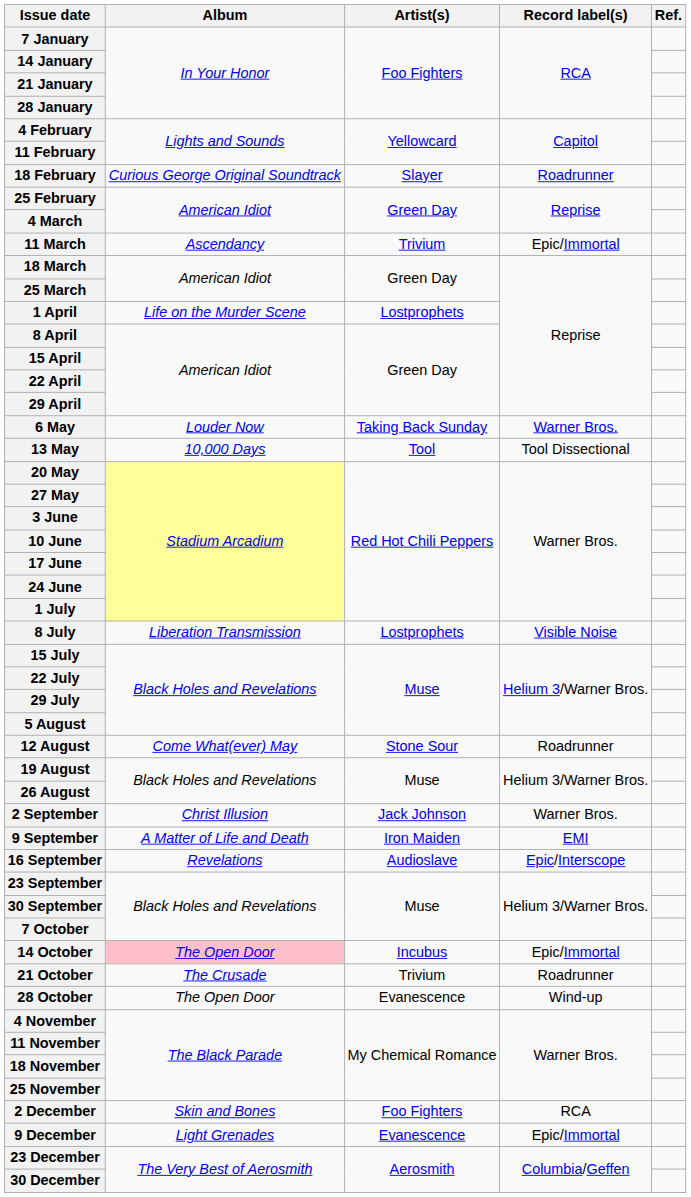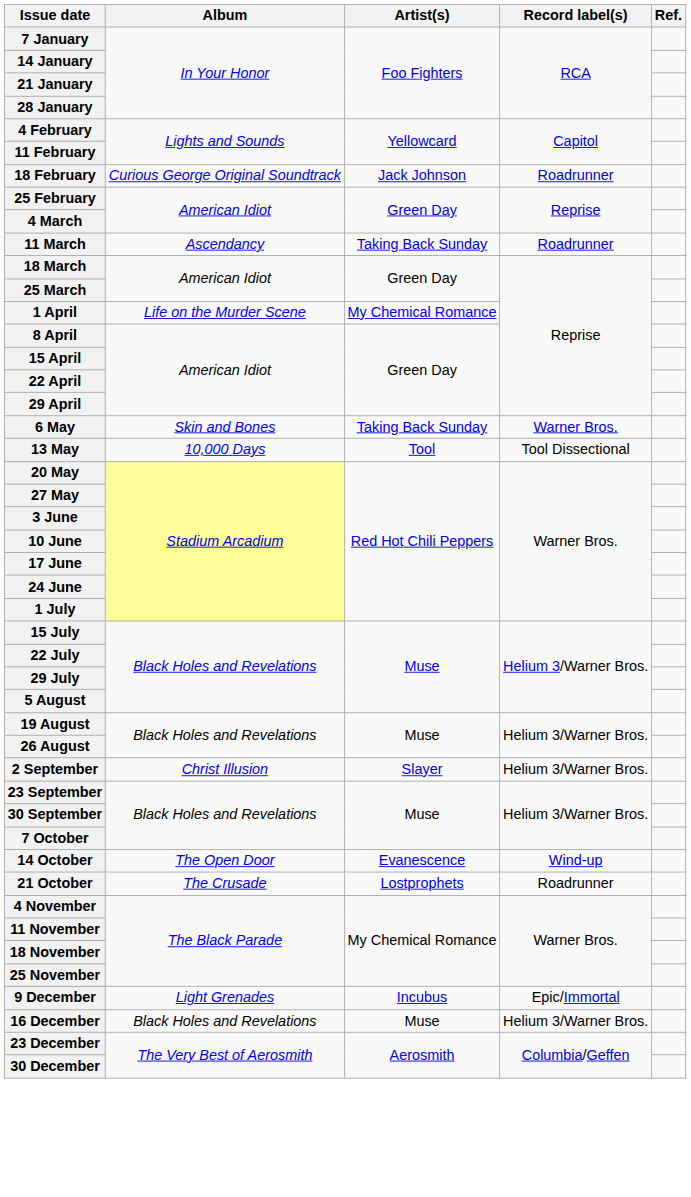(422, 175) Slayer -> (422, 175) Jack Johnson
(422, 244) Trivium -> (422, 244) Taking Back Sunday
(576, 244) Epic/Immortal -> (576, 244) Roadrunner
(422, 312) Lostprophets -> (422, 312) My Chemical Romance
(225, 426) Louder Now -> (225, 426) Skin and Bones
- row: (55, 632)
- row: (55, 746)
(422, 815) Jack Johnson -> (422, 769) Slayer
(576, 815) Warner Bros. -> (576, 769) Helium 3/Warner Bros.
- row: (55, 838)
- row: (55, 860)
(225, 952) pink background -> (225, 860) no background
(422, 952) Incubus -> (422, 860) Evanescence
(576, 952) Epic/Immortal -> (576, 860) Wind-up
(422, 975) Trivium -> (422, 883) Lostprophets
- row: (55, 997)
- row: (55, 1112)
(422, 1134) Evanescence -> (422, 997) Incubus
+ row: (55, 1020)
